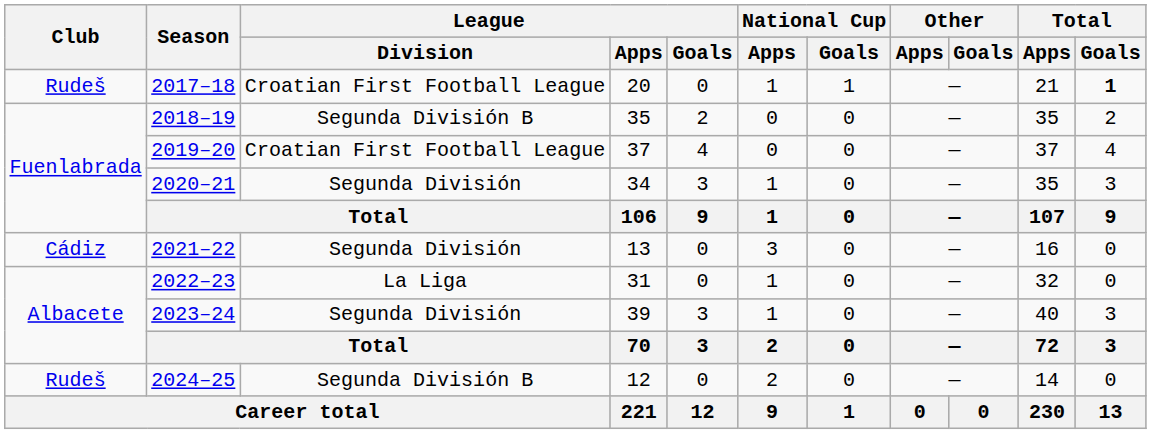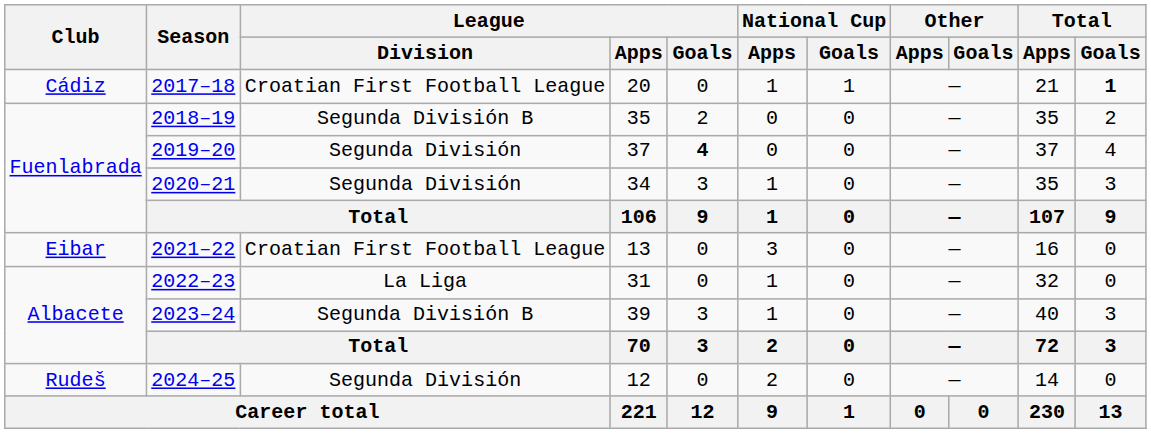(76, 86) Rudeš -> (76, 86) Cádiz
(425, 152) Croatian First Football League -> (425, 152) Segunda División
(702, 152) normal -> (702, 152) bold
(76, 249) Cádiz -> (76, 249) Eibar
(425, 249) Segunda División -> (425, 249) Croatian First Football League
(425, 315) Segunda División -> (425, 315) Segunda División B
(425, 380) Segunda División B -> (425, 380) Segunda División
